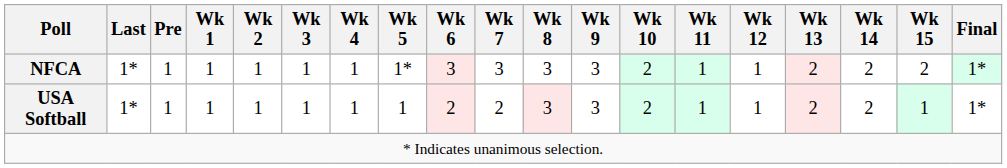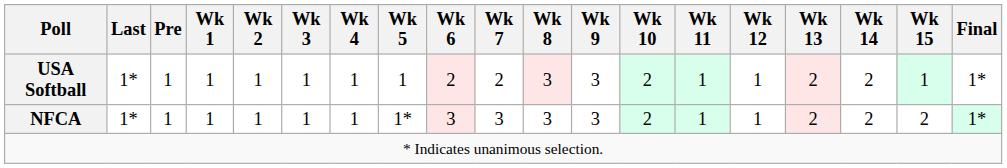rows swapped: (56, 68) <-> (56, 108)
